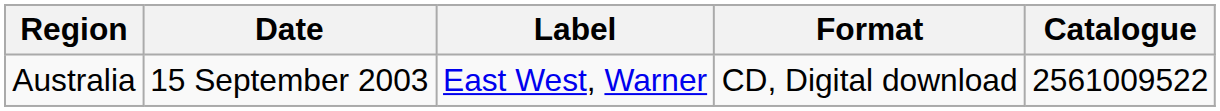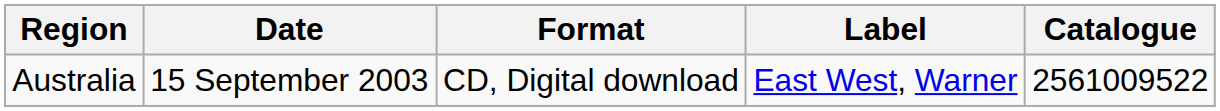columns swapped: (575, 29) <-> (870, 29)
